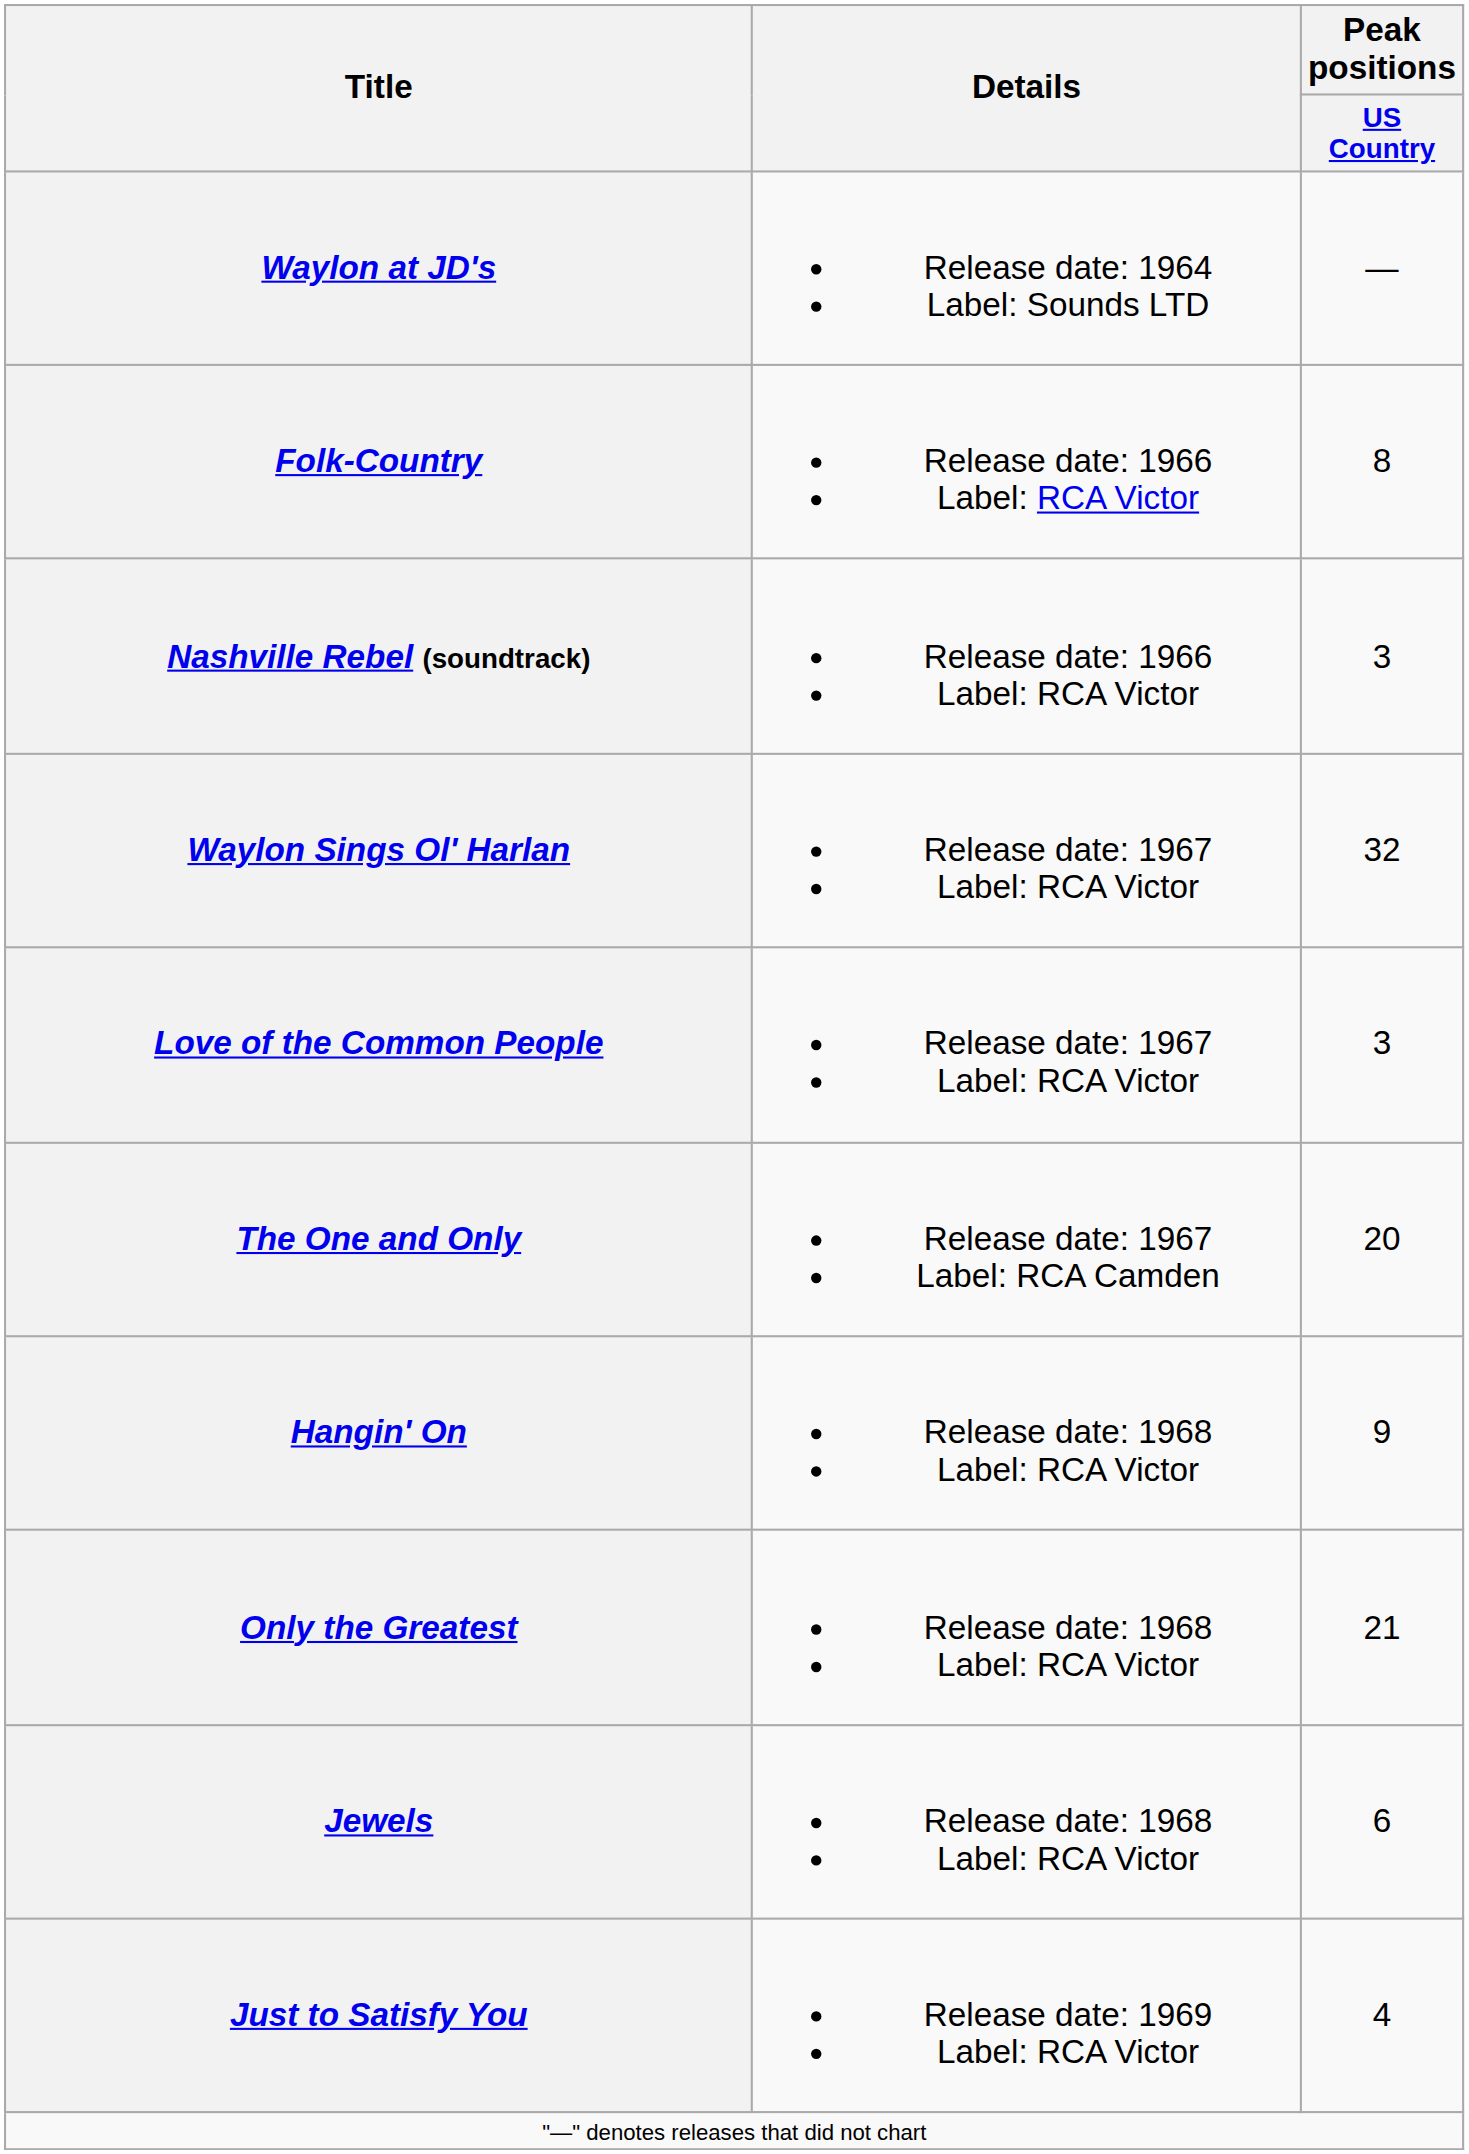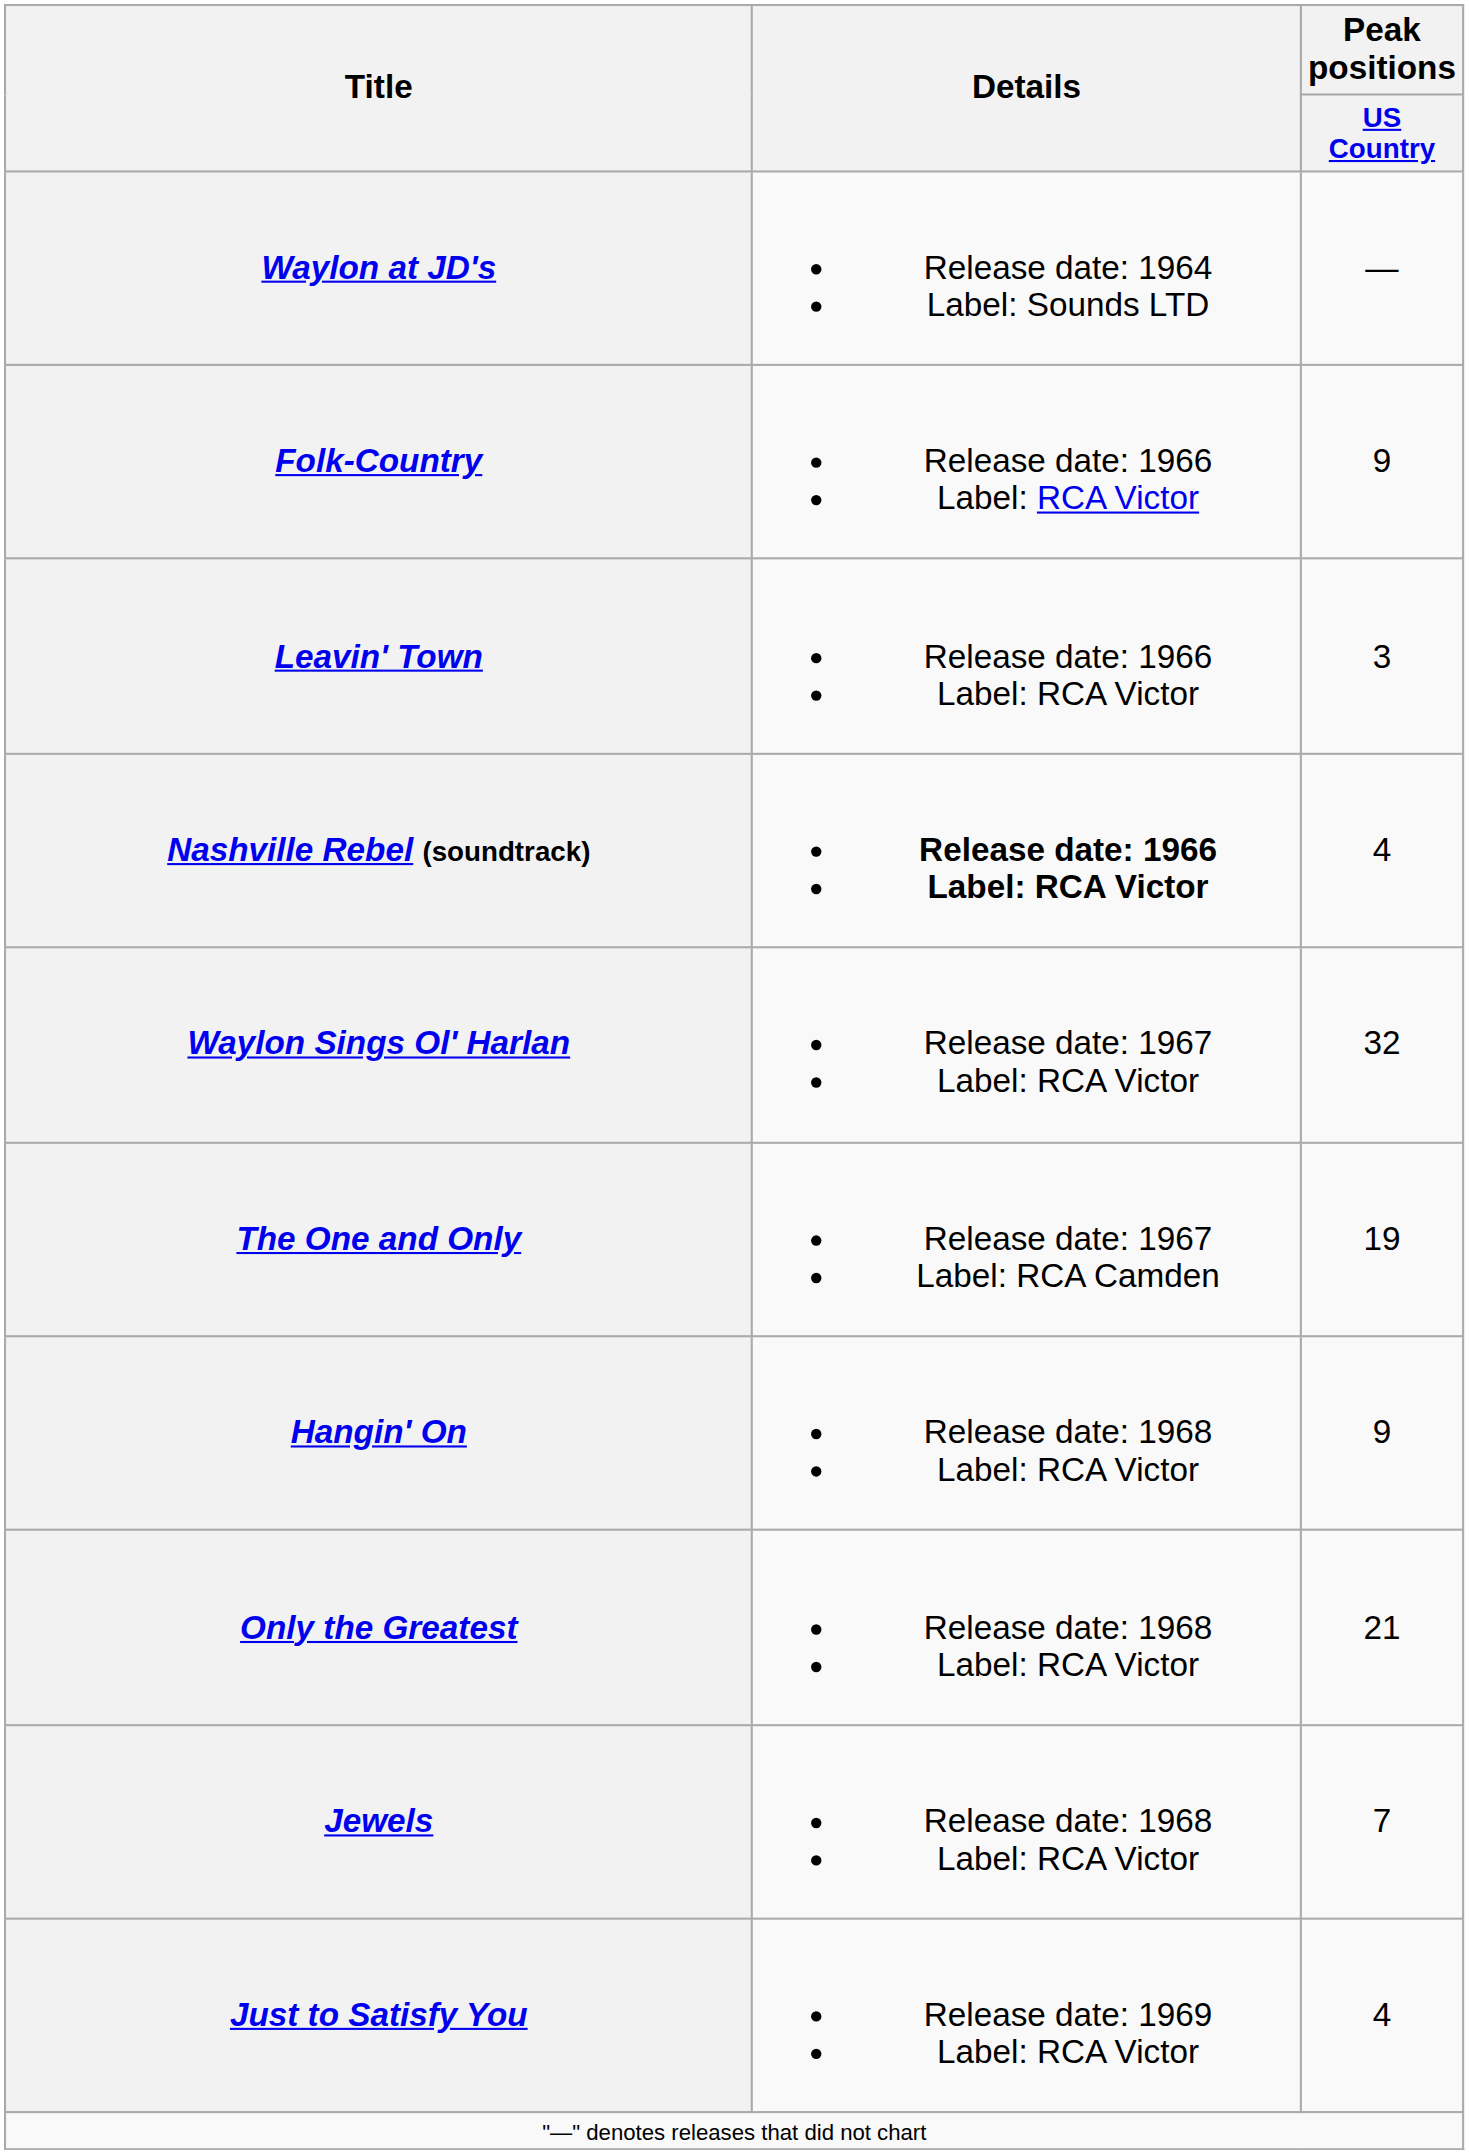(1382, 461) 8 -> (1382, 461) 9
+ row: (379, 655)
(1026, 675) normal -> (1026, 869) bold
(1382, 655) 3 -> (1382, 850) 4
- row: (379, 1044)
(1382, 1238) 20 -> (1382, 1238) 19
(1382, 1821) 6 -> (1382, 1821) 7
